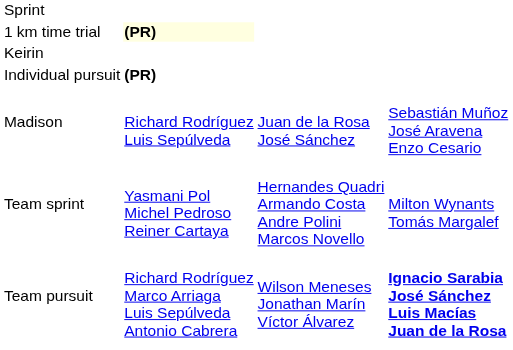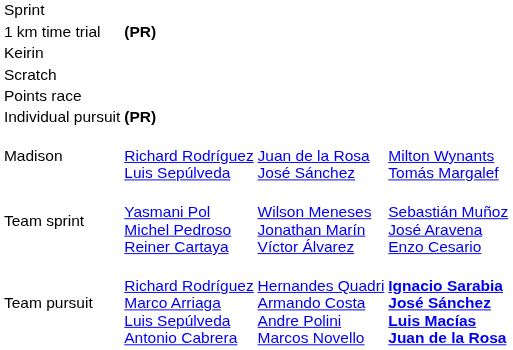(140, 31) lightyellow background -> (140, 31) no background
+ row: (30, 74)
+ row: (43, 96)
(448, 130) Sebastián Muñoz José Aravena Enzo Cesario -> (443, 164) Milton Wynants Tomás Margalef
(321, 213) Hernandes Quadri Armando Costa Andre Polini Marcos Novello -> (314, 229) Wilson Meneses Jonathan Marín Víctor Álvarez
(443, 213) Milton Wynants Tomás Margalef -> (448, 229) Sebastián Muñoz José Aravena Enzo Cesario
(314, 304) Wilson Meneses Jonathan Marín Víctor Álvarez -> (321, 312) Hernandes Quadri Armando Costa Andre Polini Marcos Novello
